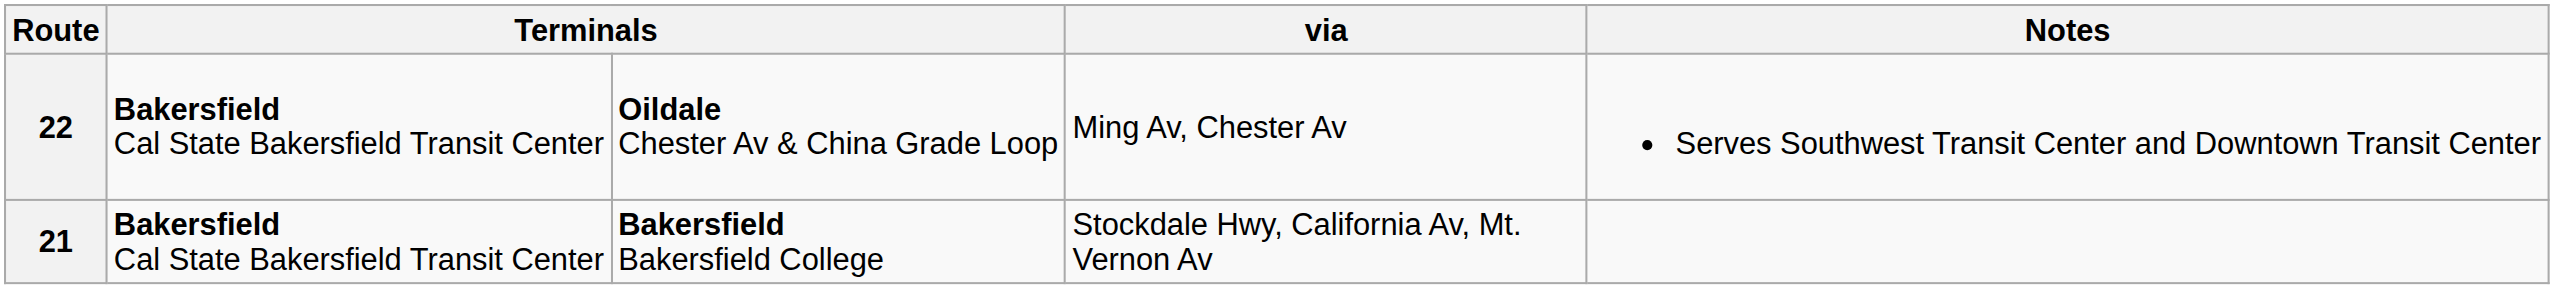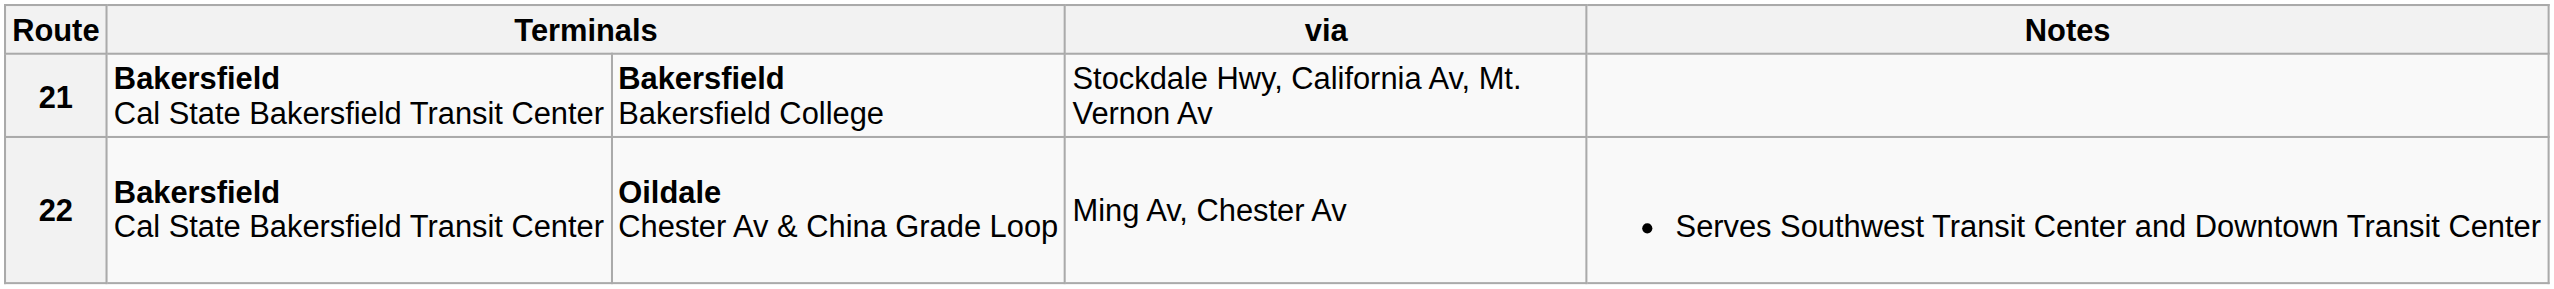rows swapped: (56, 241) <-> (56, 127)
